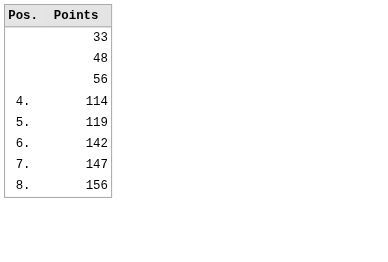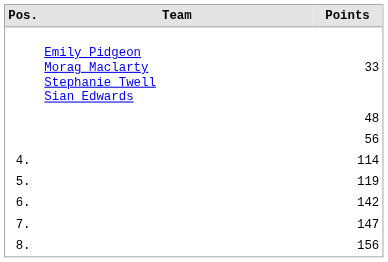+ column: (177, 16)
